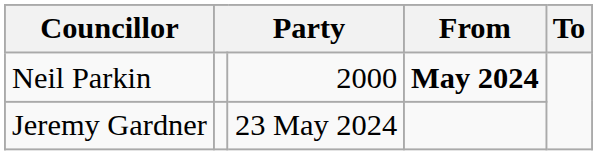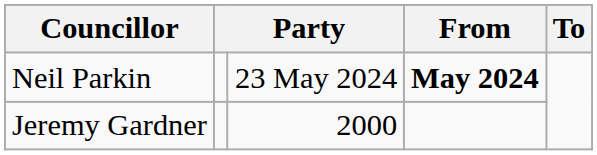(367, 76) 2000 -> (316, 76) 23 May 2024
(316, 125) 23 May 2024 -> (367, 125) 2000
